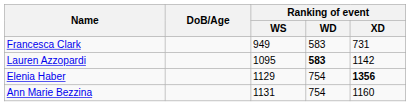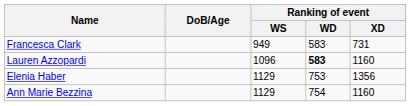(264, 61) 1095 -> (264, 61) 1096
(363, 61) 1142 -> (363, 61) 1160
(317, 77) 754 -> (317, 77) 753
(364, 77) bold -> (364, 77) normal
(264, 93) 1131 -> (264, 93) 1129
